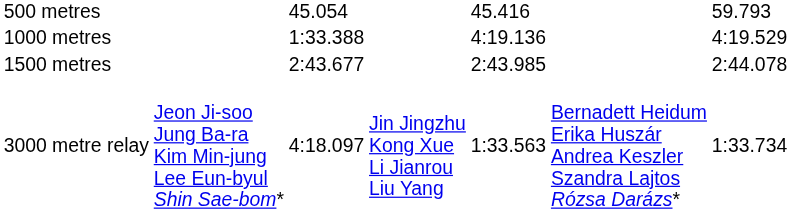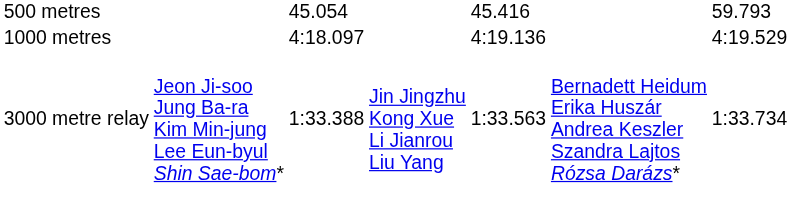(326, 38) 1:33.388 -> (326, 38) 4:18.097
- row: (57, 64)
(326, 145) 4:18.097 -> (326, 119) 1:33.388
